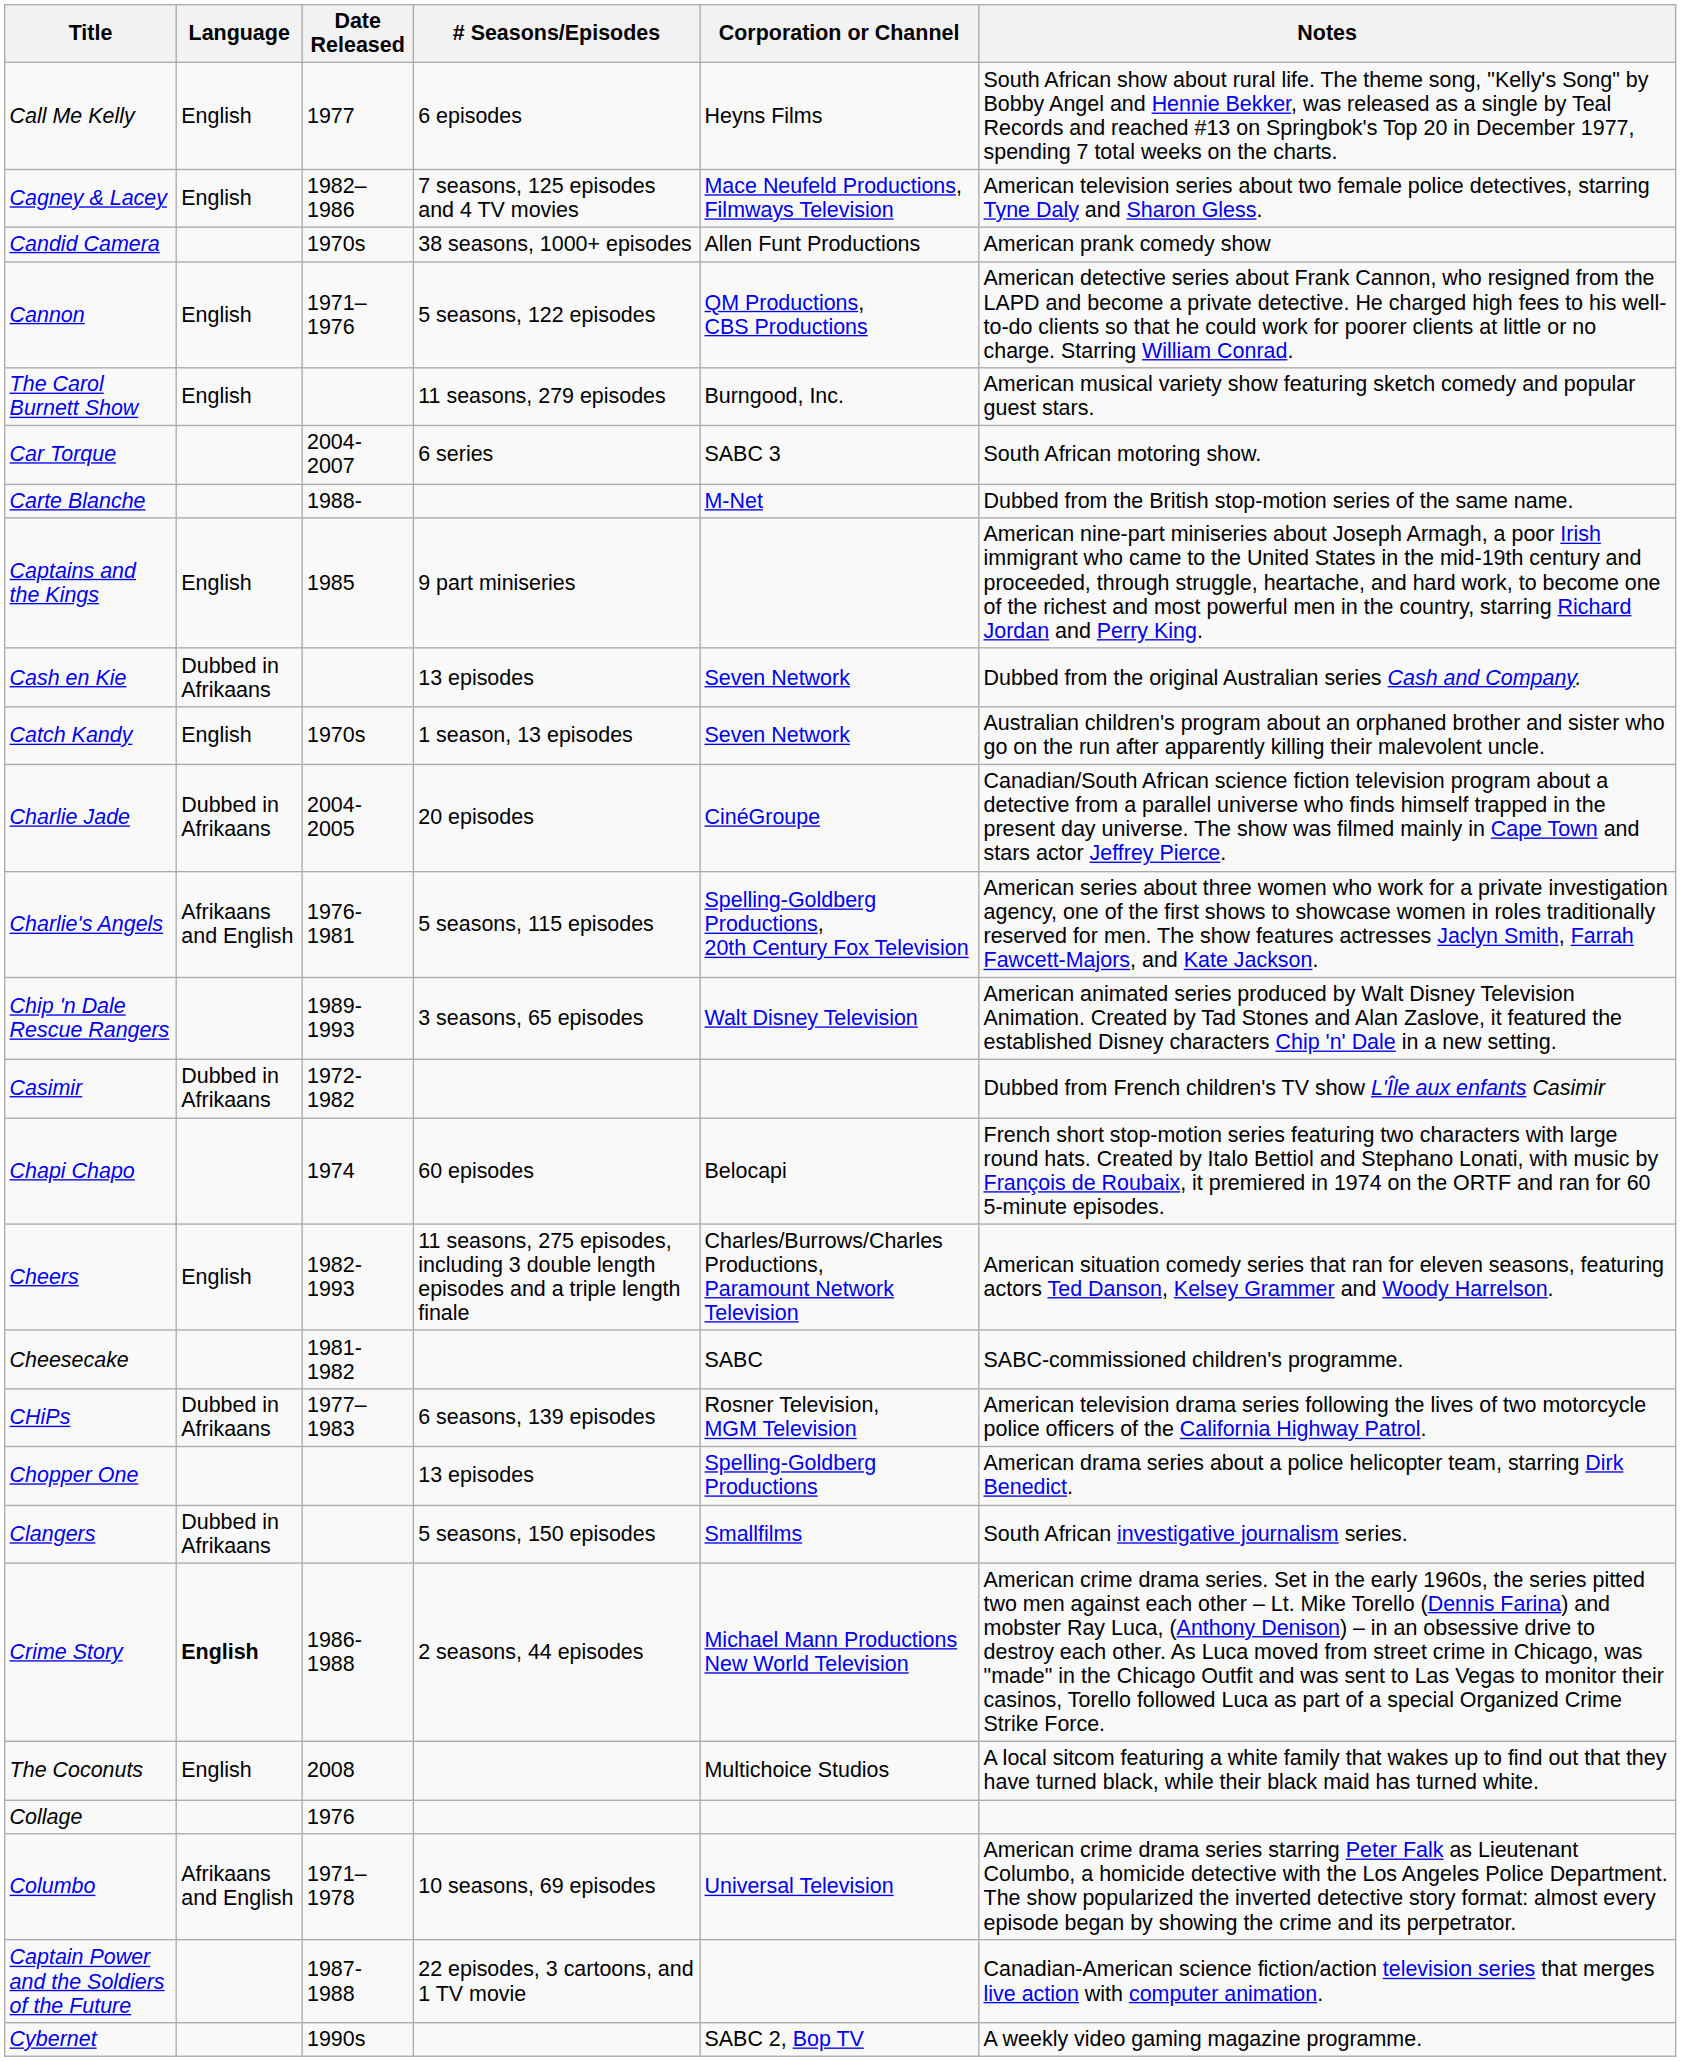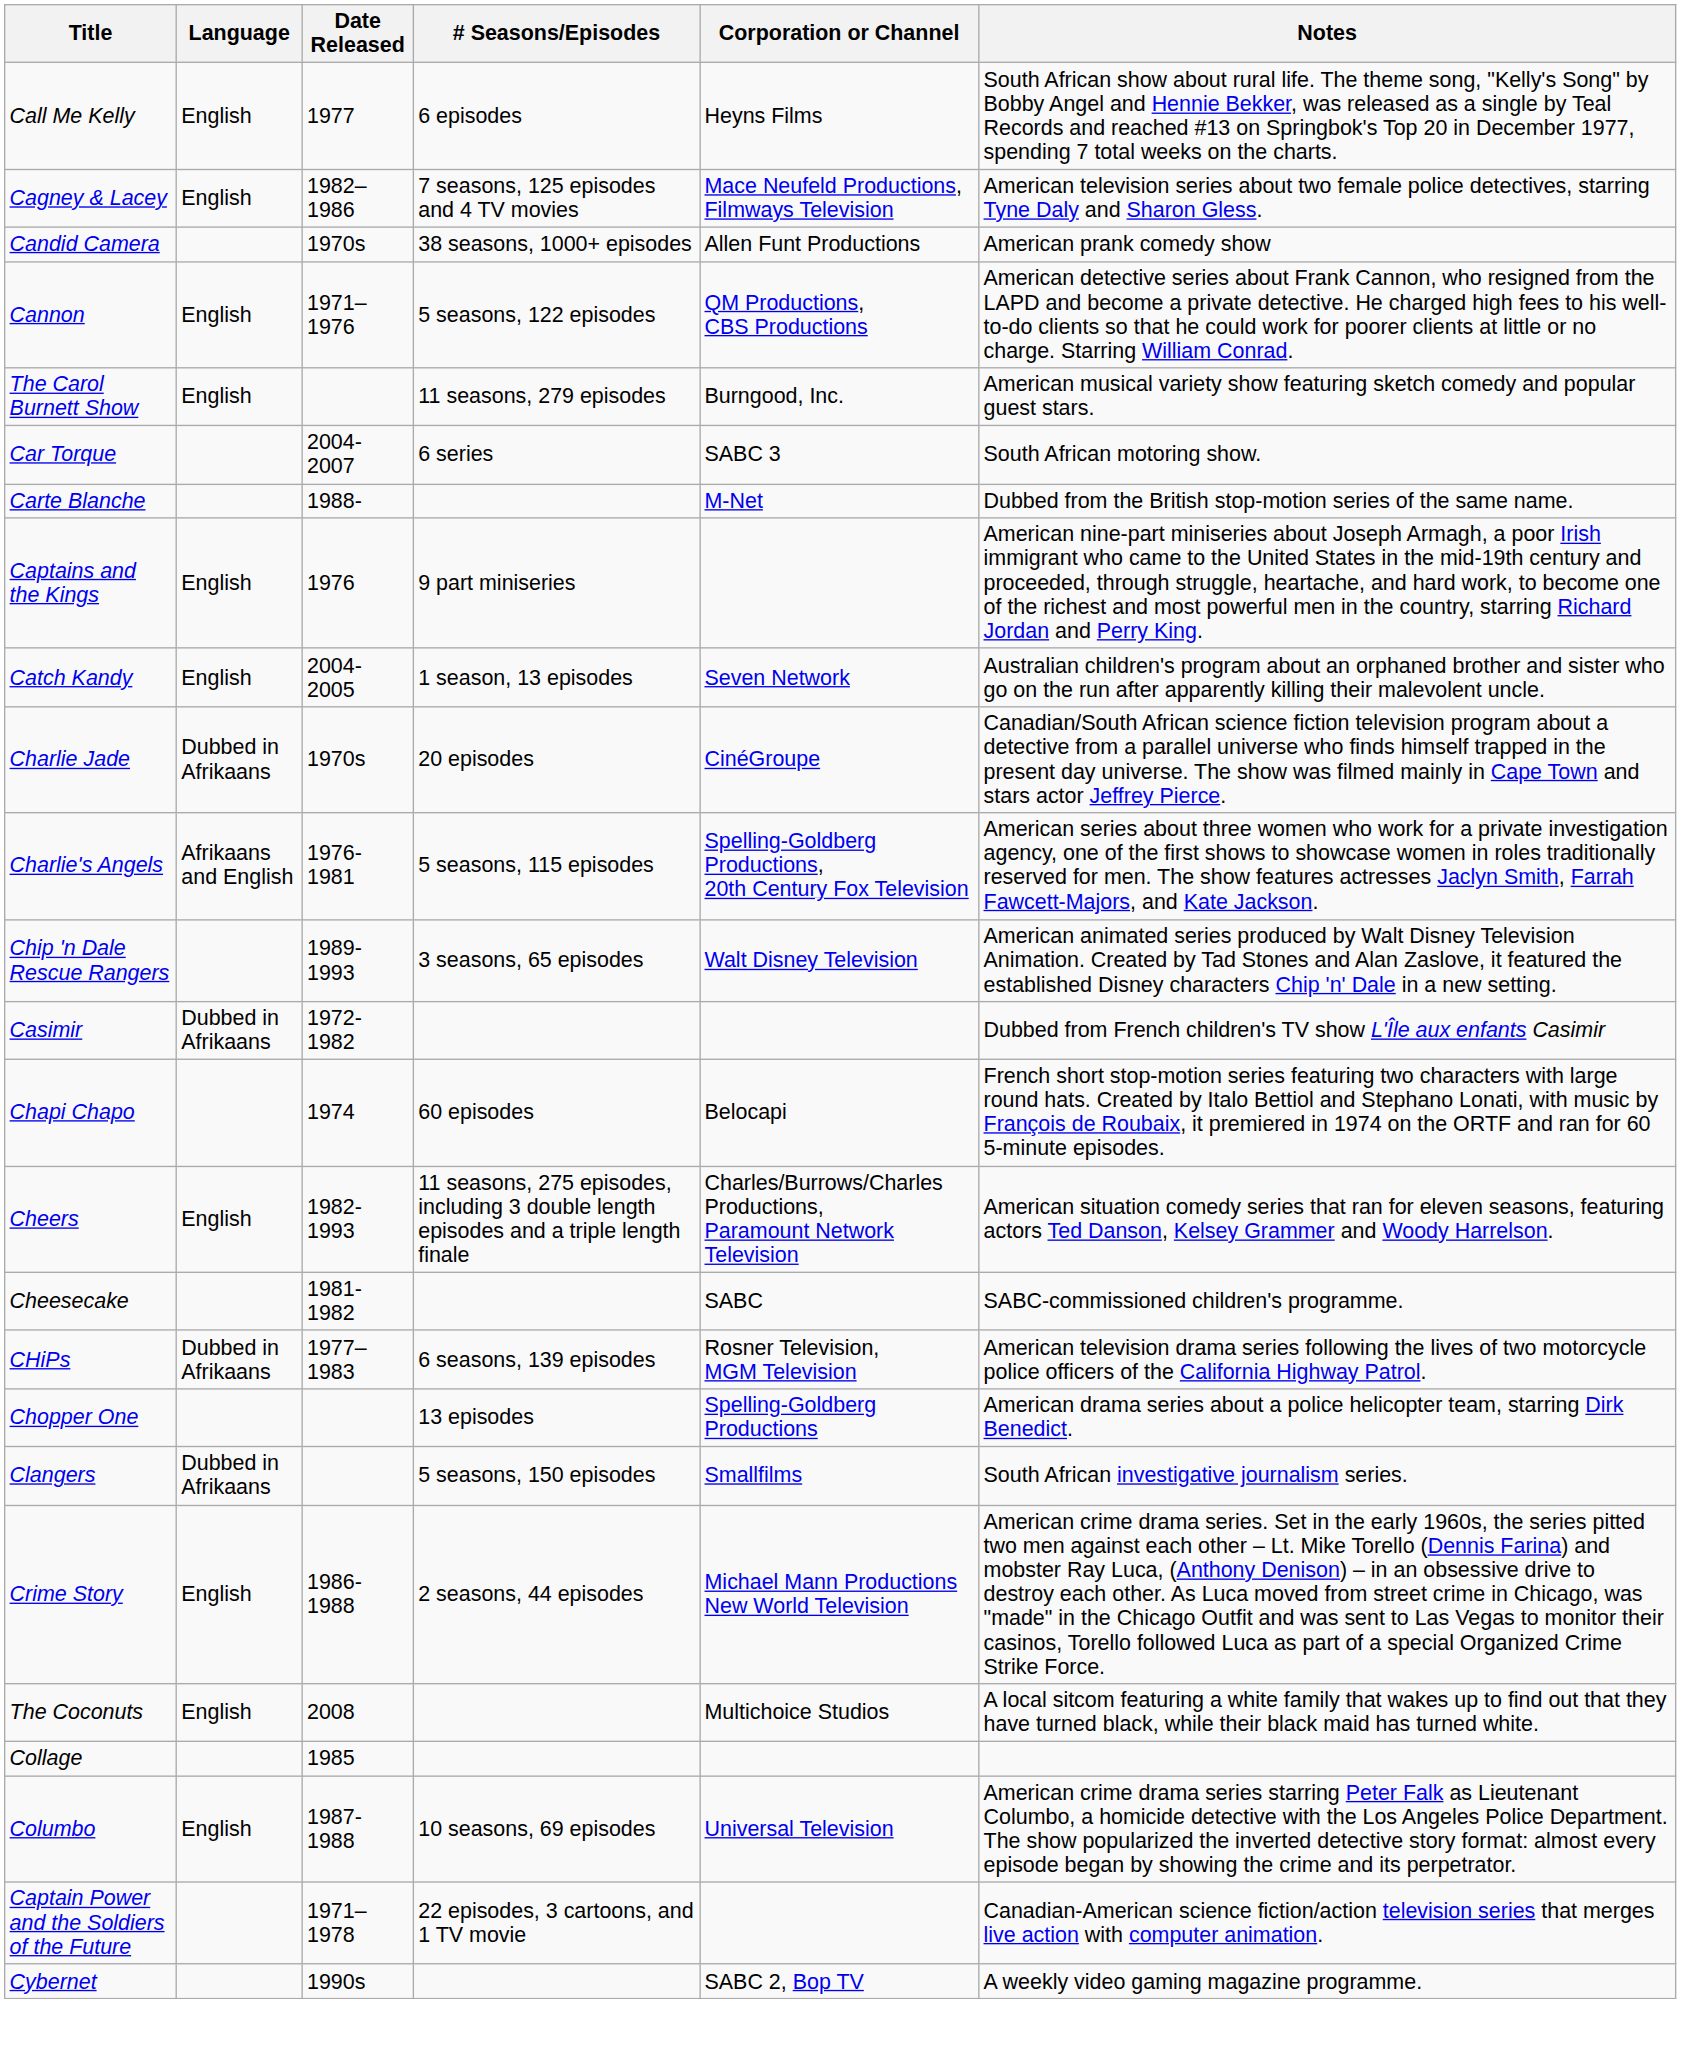(331, 582) 1985 -> (331, 582) 1976
- row: (68, 677)
(336, 735) 1970s -> (334, 677) 2004-2005
(334, 817) 2004-2005 -> (336, 759) 1970s
(220, 1652) bold -> (216, 1593) normal
(331, 1816) 1976 -> (331, 1758) 1985
(237, 1886) Afrikaans and English -> (216, 1828) English
(337, 1886) 1971–1978 -> (334, 1828) 1987-1988
(334, 1981) 1987-1988 -> (337, 1922) 1971–1978
